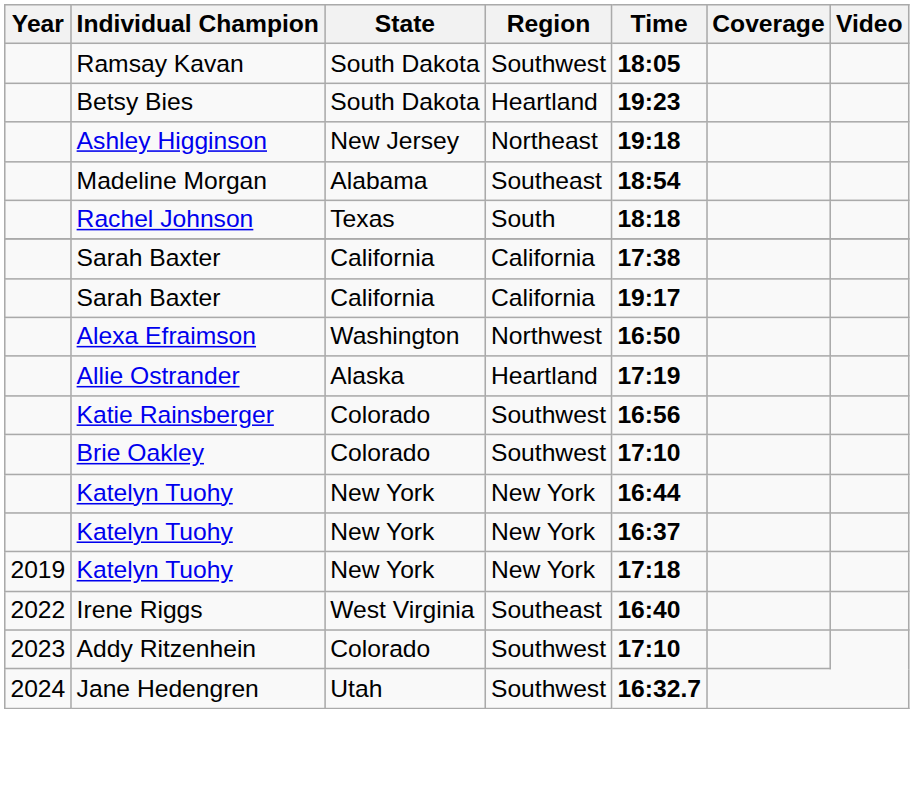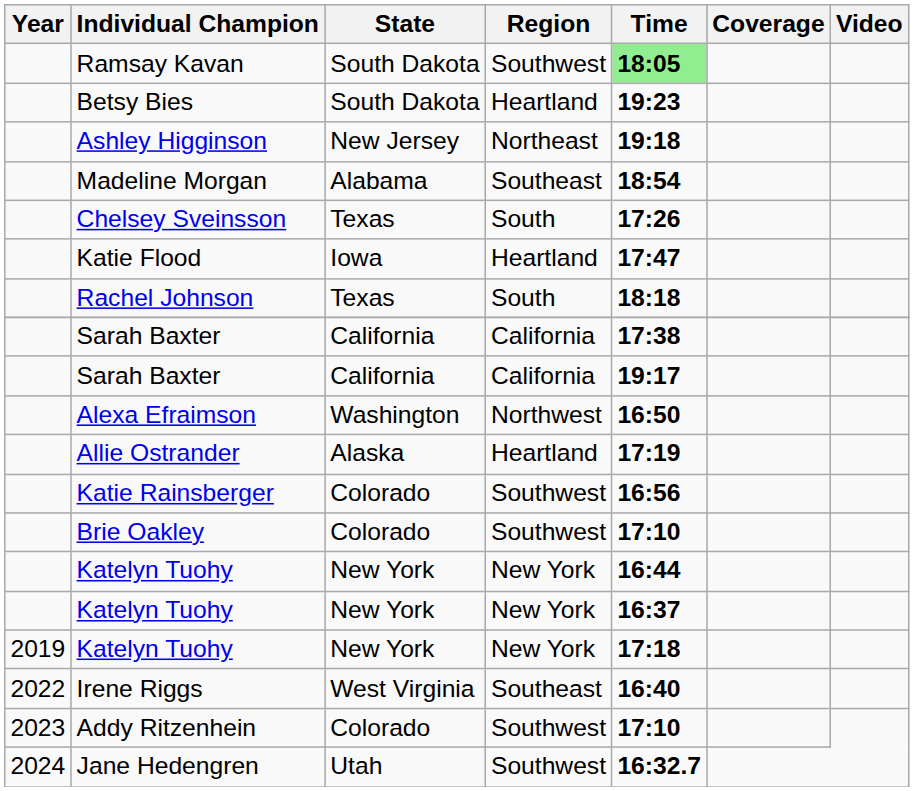(649, 63) no background -> (649, 63) lightgreen background
+ row: (38, 220)
+ row: (38, 259)
